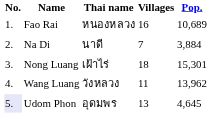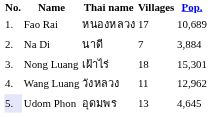(143, 24) 16 -> (143, 24) 17
(192, 83) 13,962 -> (192, 83) 12,962
